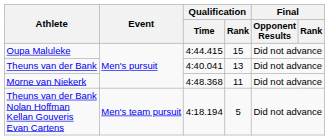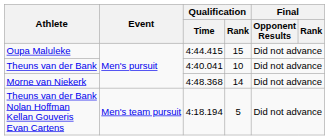(238, 66) 13 -> (238, 66) 10
(238, 81) 11 -> (238, 81) 14
